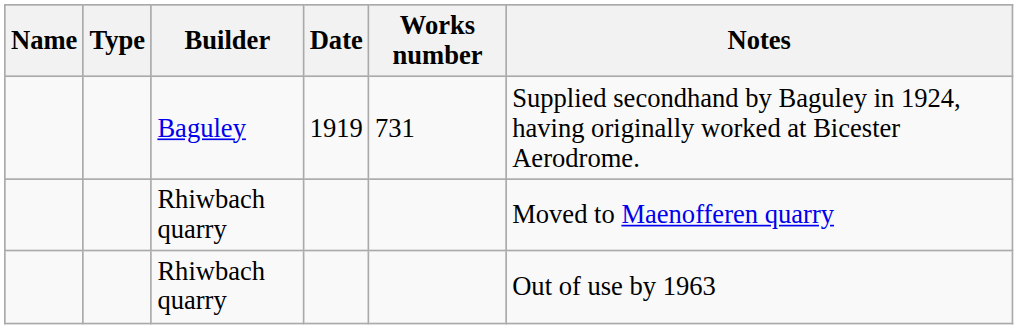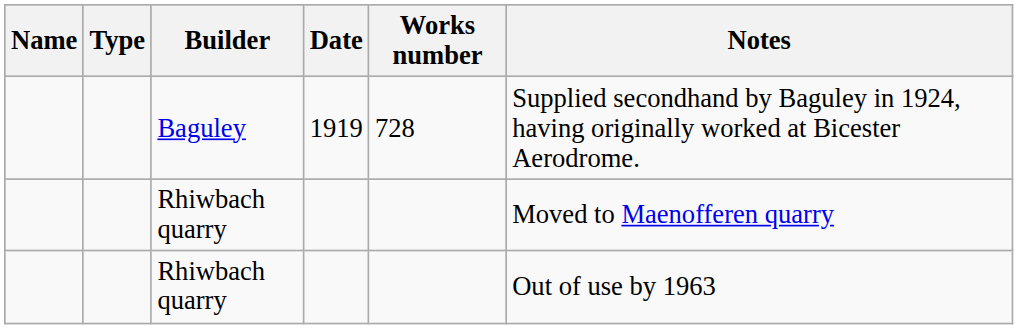(395, 127) 731 -> (395, 127) 728
